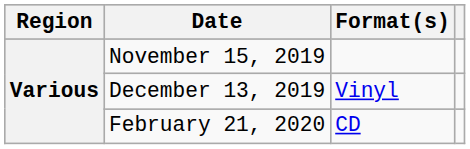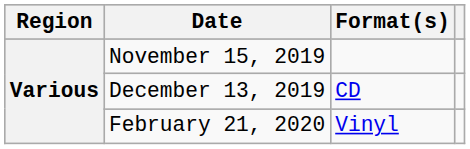(367, 91) Vinyl -> (348, 91) CD
(348, 126) CD -> (367, 126) Vinyl
